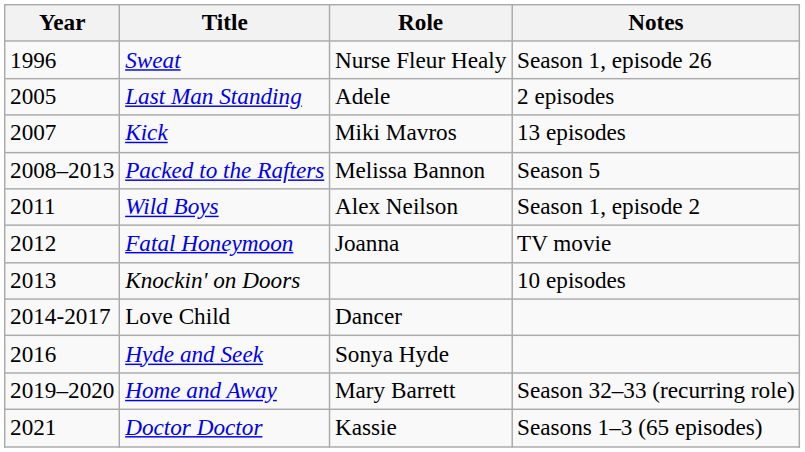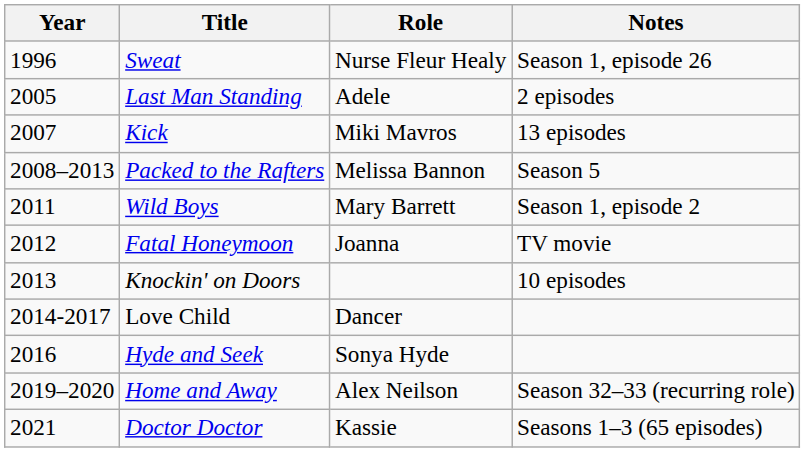(396, 206) Alex Neilson -> (395, 206) Mary Barrett
(395, 390) Mary Barrett -> (396, 390) Alex Neilson
